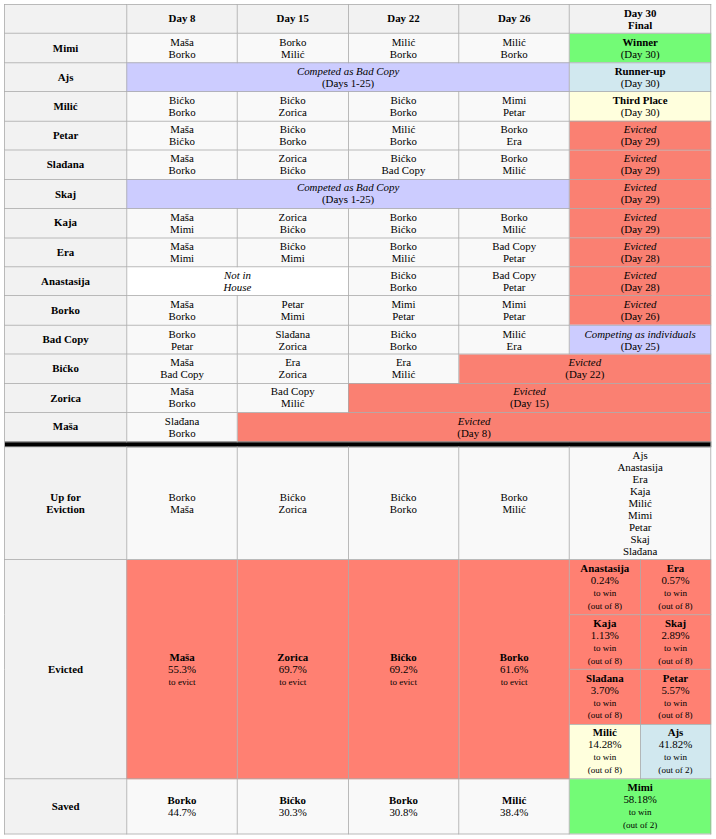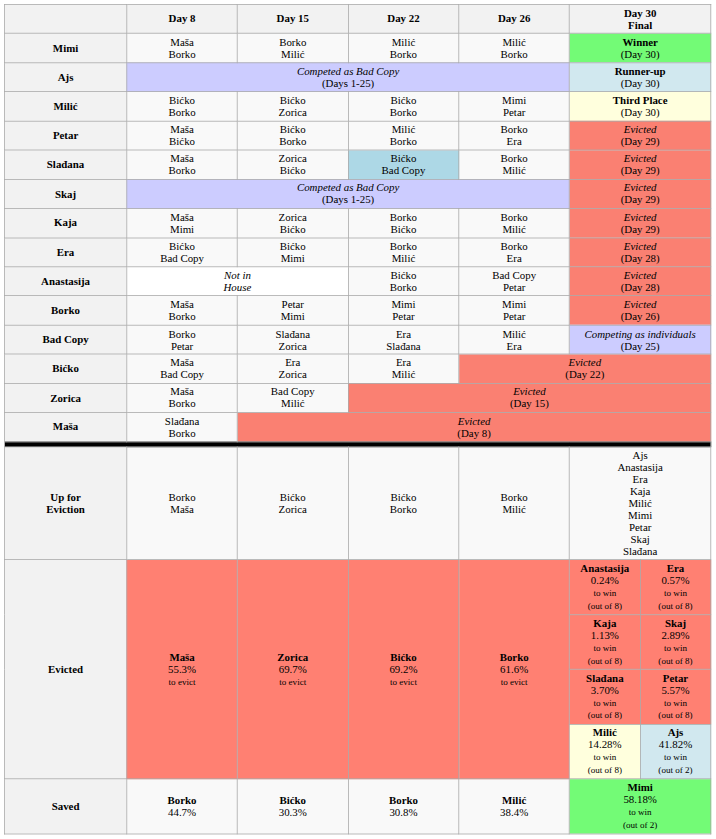(403, 164) no background -> (403, 164) lightblue background
(182, 252) Maša Mimi -> (182, 252) Bićko Bad Copy
(514, 252) Bad Copy Petar -> (514, 252) Borko Era
(403, 339) Bićko Borko -> (403, 339) Era Slađana
